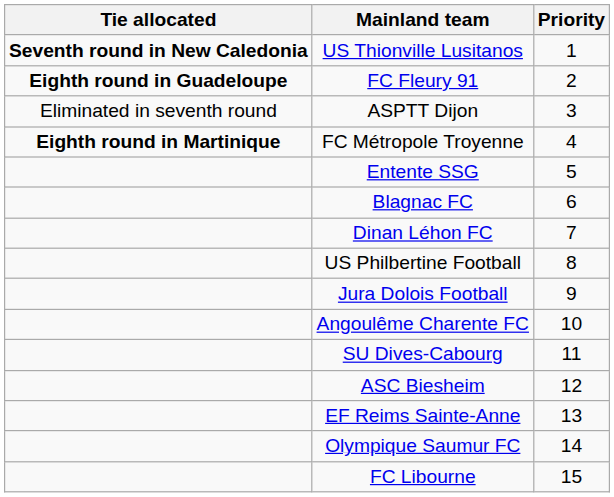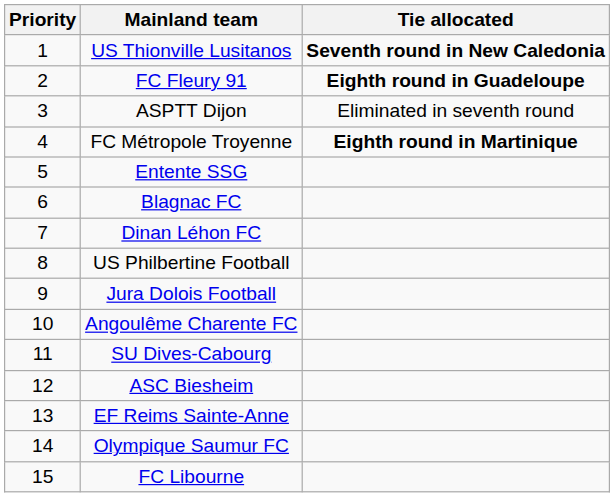columns swapped: (571, 19) <-> (158, 19)
